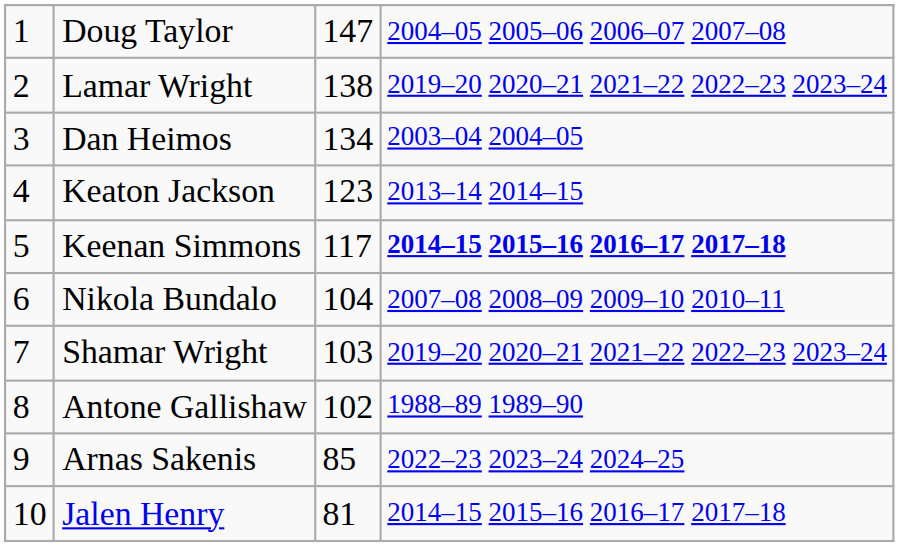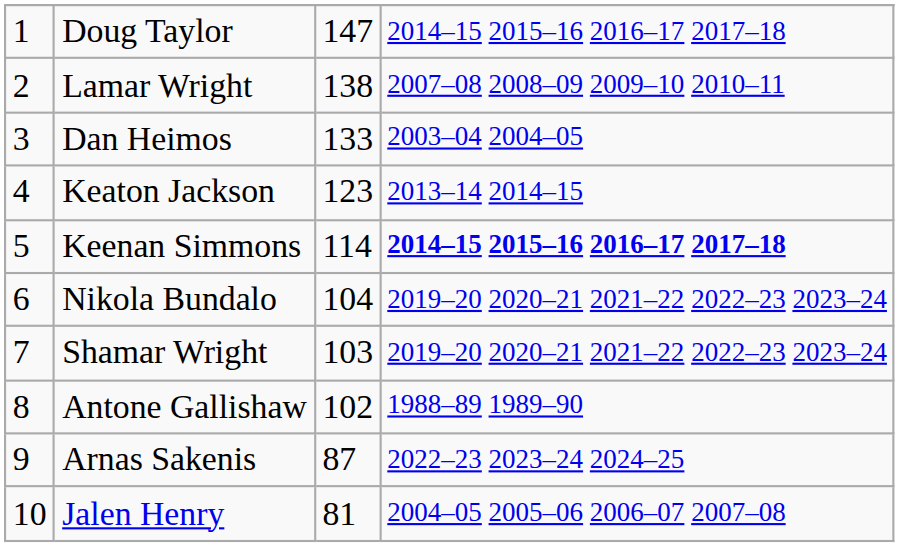(586, 31) 2004–05 2005–06 2006–07 2007–08 -> (586, 31) 2014–15 2015–16 2016–17 2017–18
(637, 84) 2019–20 2020–21 2021–22 2022–23 2023–24 -> (586, 84) 2007–08 2008–09 2009–10 2010–11
(348, 138) 134 -> (348, 138) 133
(347, 245) 117 -> (347, 245) 114
(586, 298) 2007–08 2008–09 2009–10 2010–11 -> (637, 298) 2019–20 2020–21 2021–22 2022–23 2023–24
(339, 459) 85 -> (339, 459) 87
(586, 513) 2014–15 2015–16 2016–17 2017–18 -> (586, 513) 2004–05 2005–06 2006–07 2007–08
